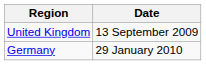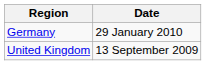rows swapped: (49, 32) <-> (31, 50)
